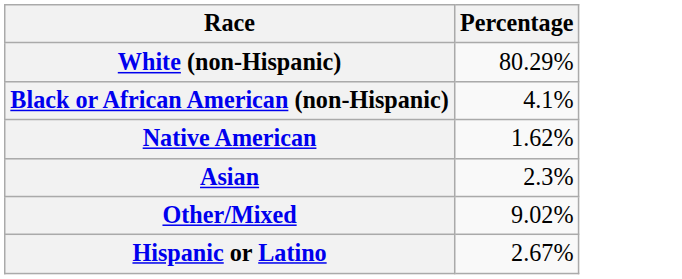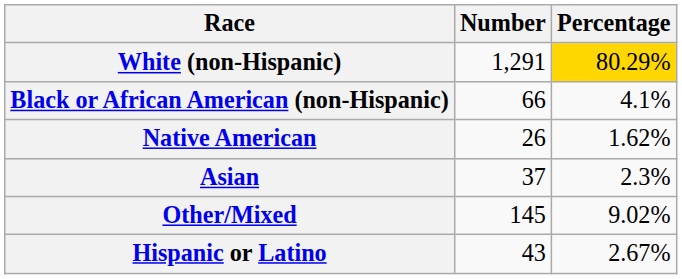+ column: (503, 23)
(536, 61) no background -> (633, 61) gold background
